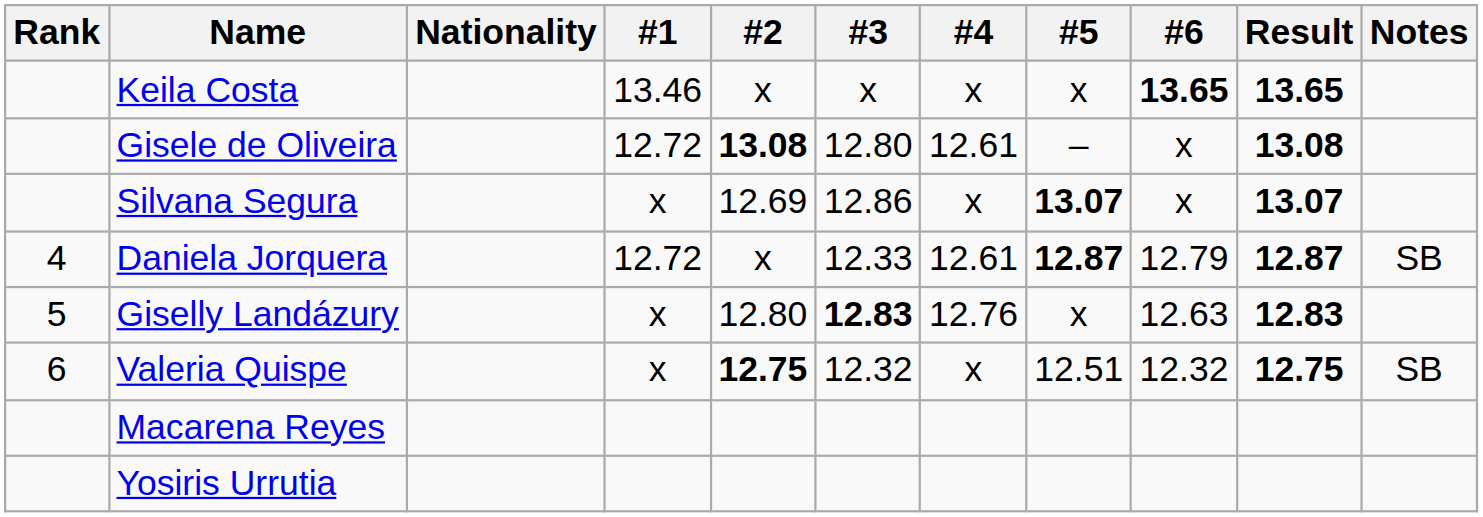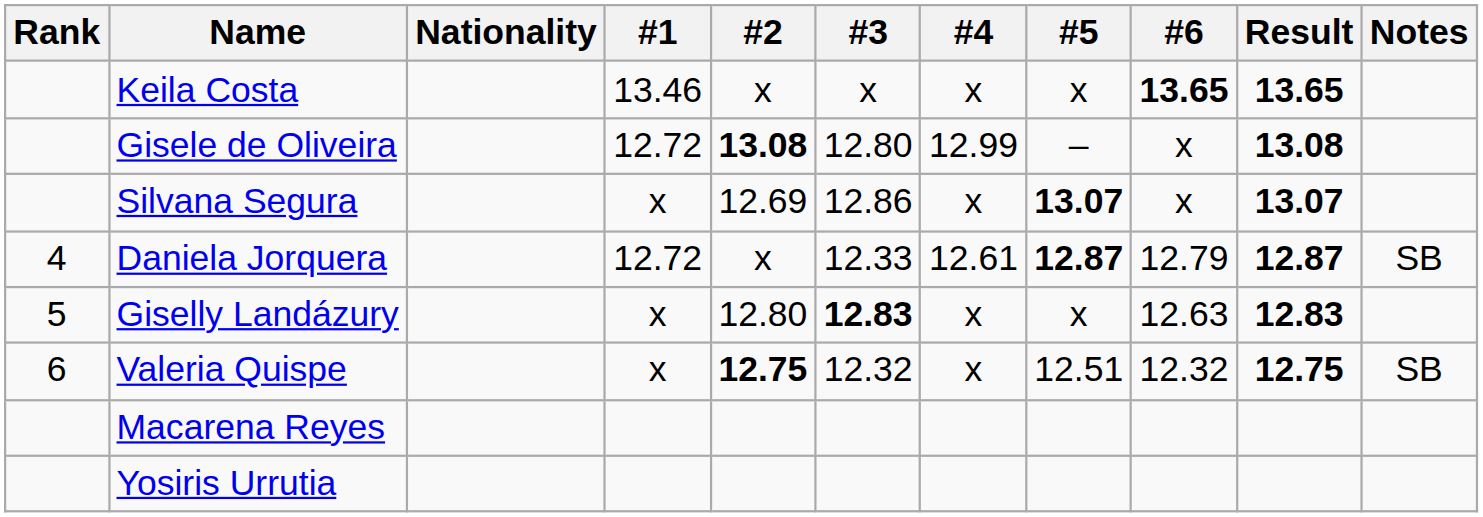(973, 145) 12.61 -> (973, 145) 12.99
(973, 314) 12.76 -> (973, 314) x
